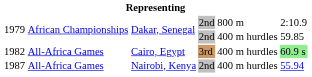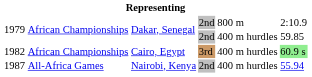(66, 51) All-Africa Games -> (78, 51) African Championships
